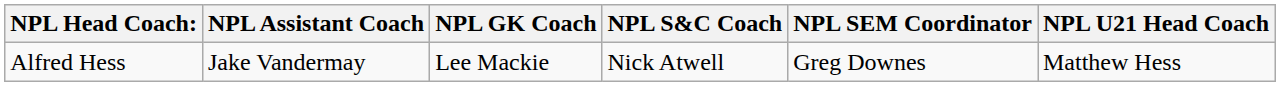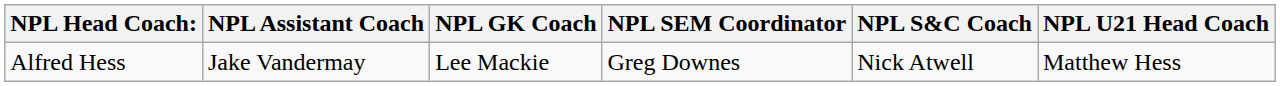columns swapped: (695, 23) <-> (913, 23)
